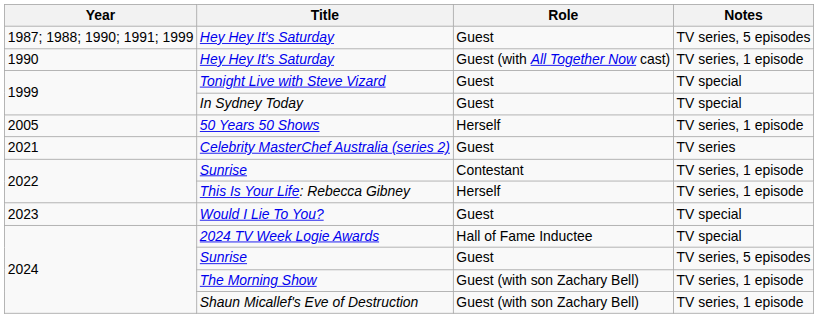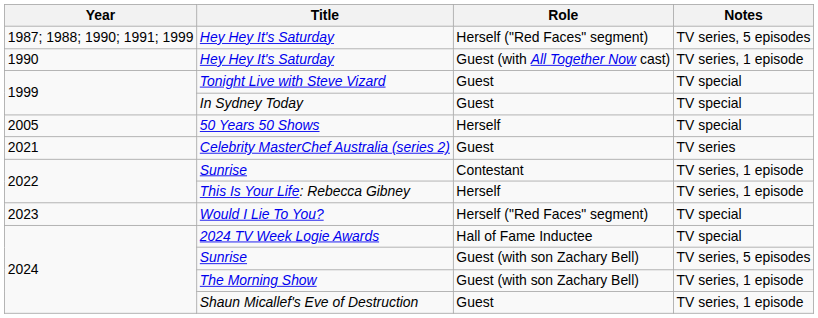(475, 37) Guest -> (552, 37) Herself ("Red Faces" segment)
(740, 125) TV series, 1 episode -> (709, 125) TV special
(475, 214) Guest -> (552, 214) Herself ("Red Faces" segment)
(475, 258) Guest -> (548, 258) Guest (with son Zachary Bell)
(548, 302) Guest (with son Zachary Bell) -> (475, 302) Guest
